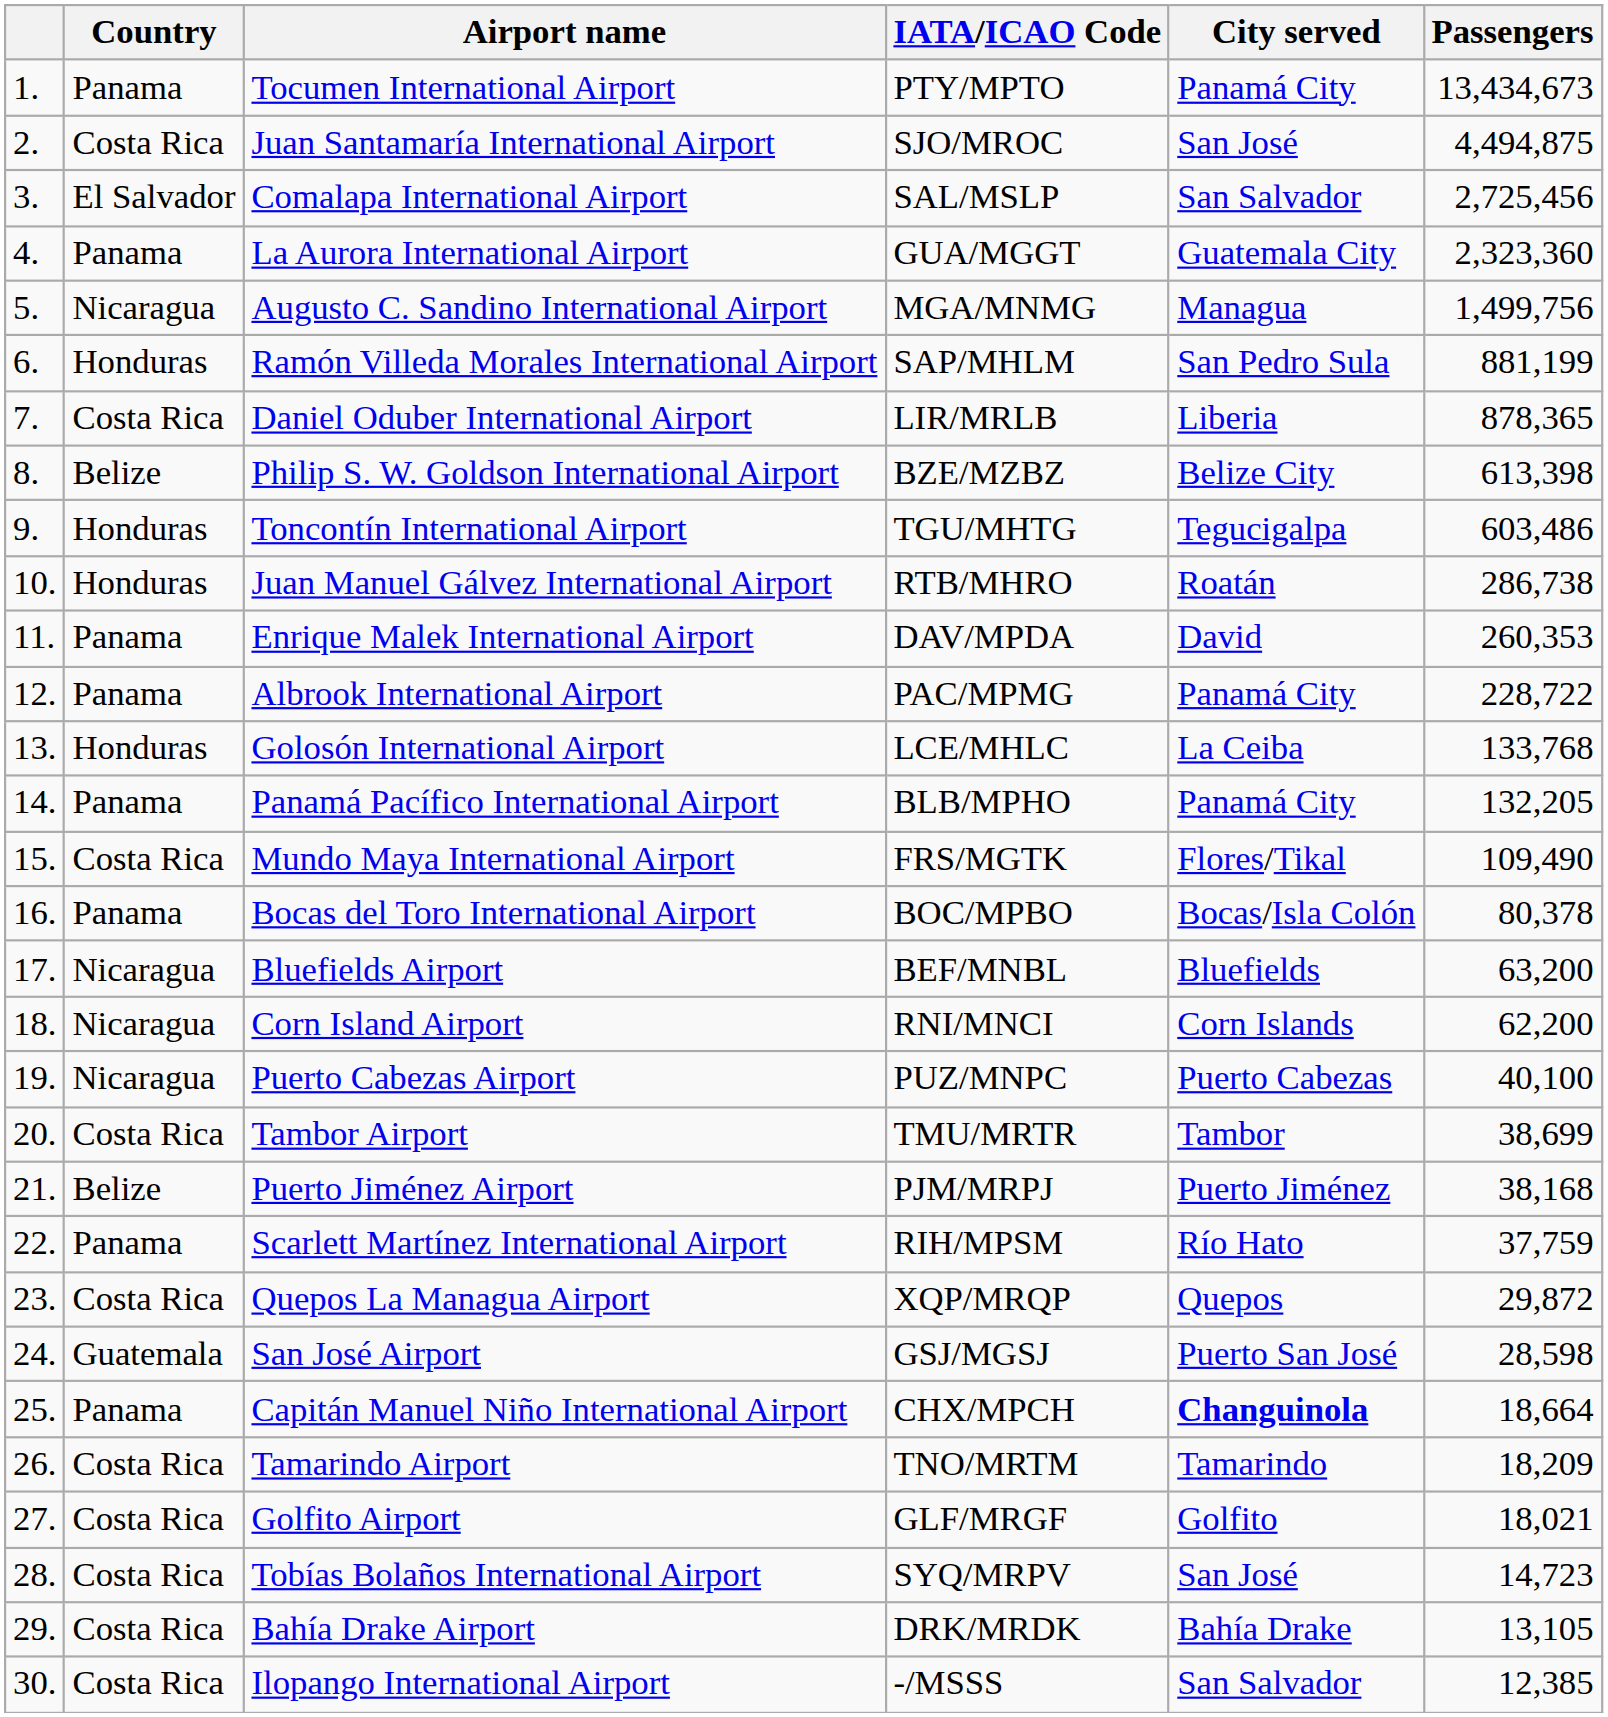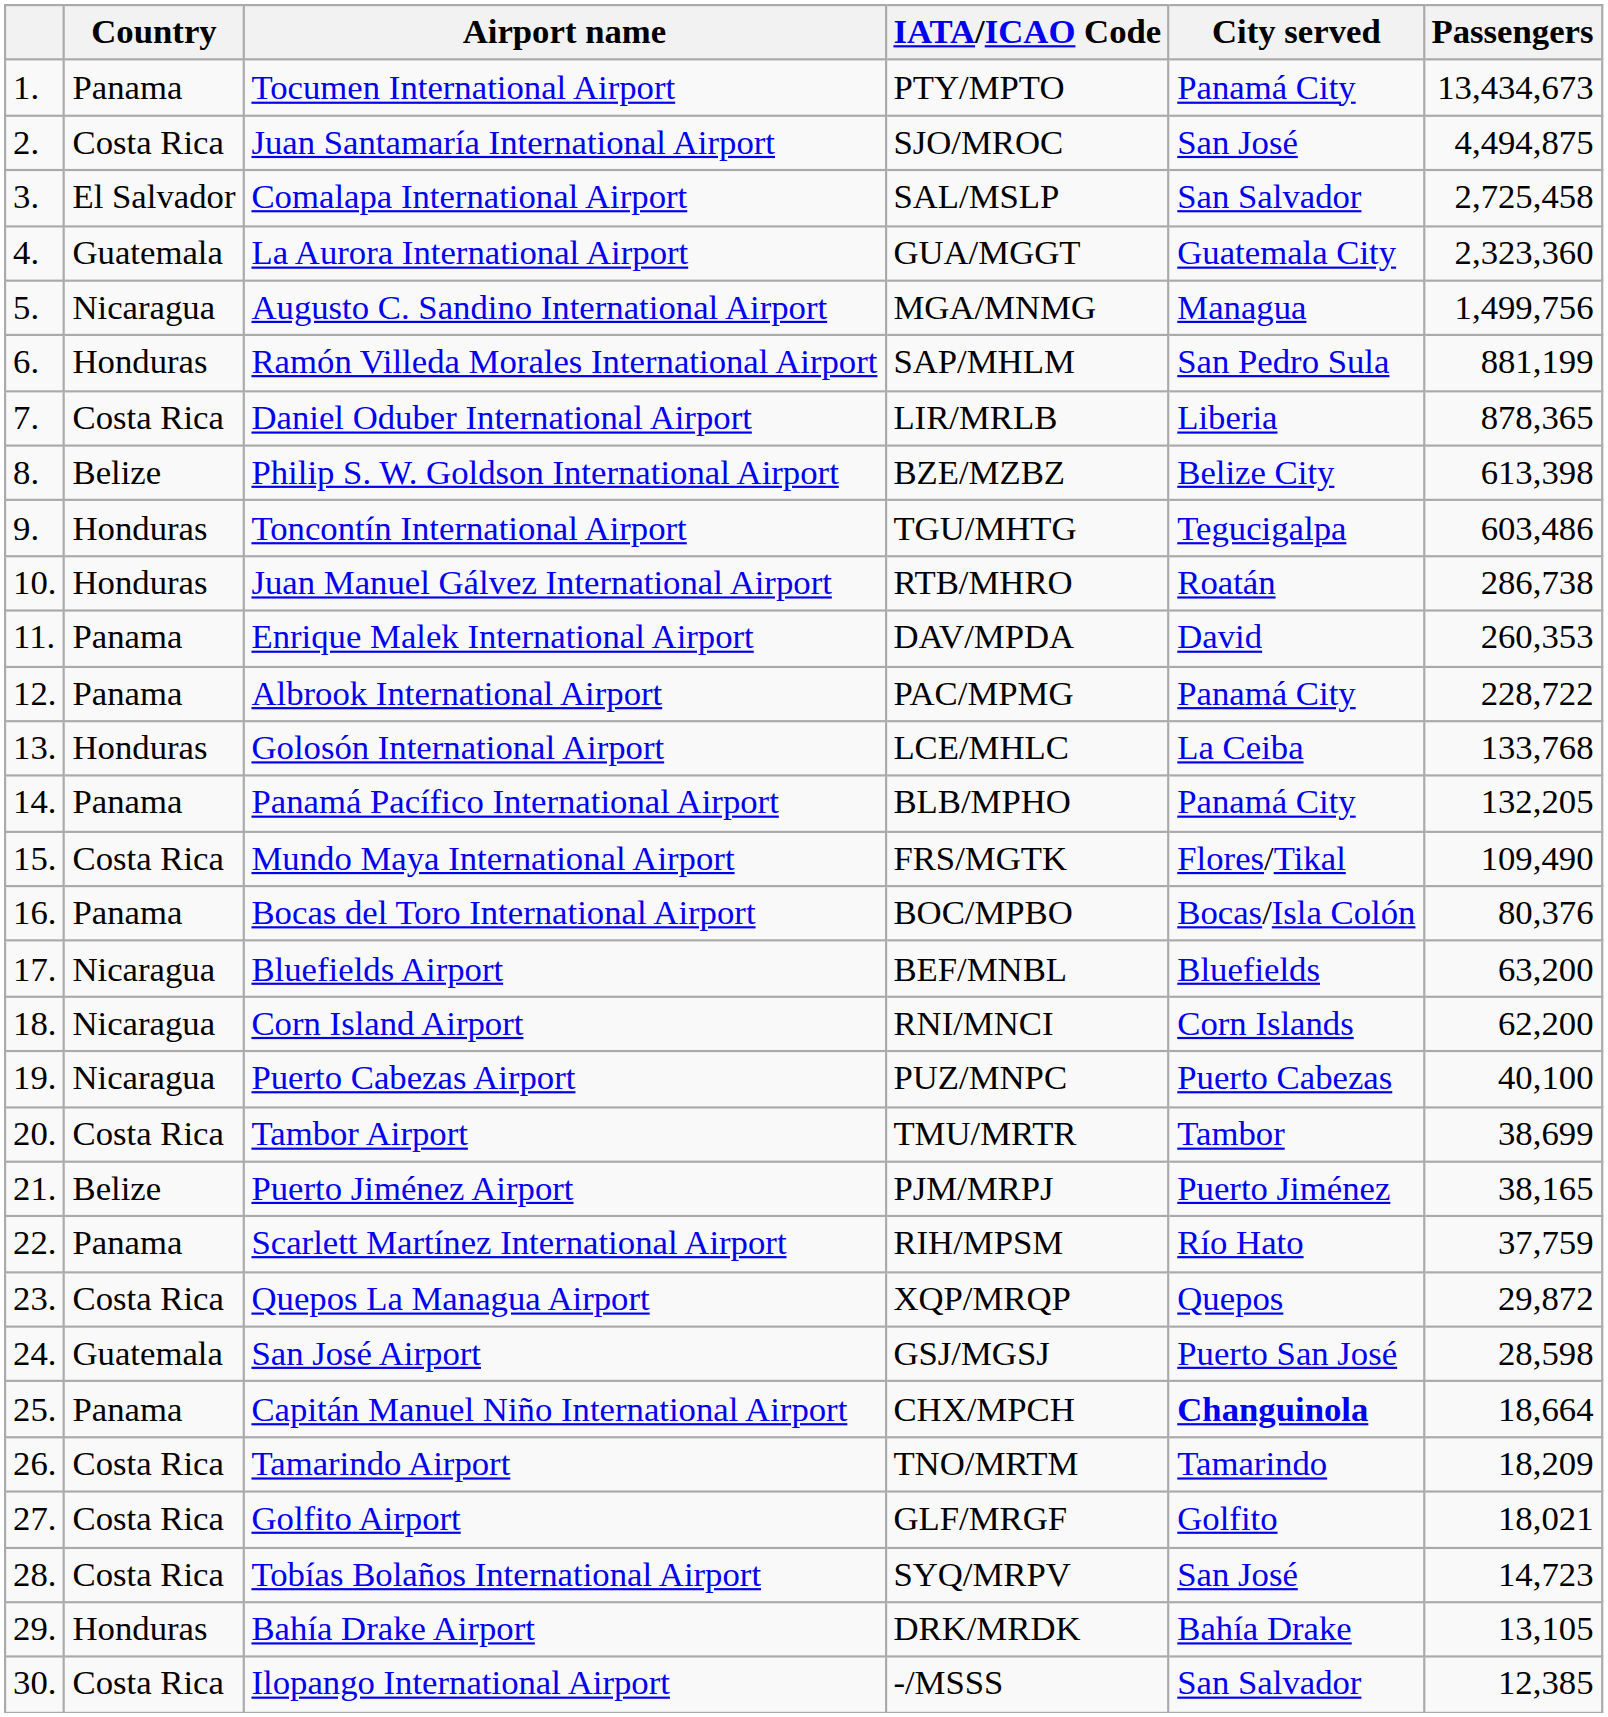(1524, 197) 2,725,456 -> (1524, 197) 2,725,458
(127, 252) Panama -> (148, 252) Guatemala
(1546, 913) 80,378 -> (1546, 913) 80,376
(1546, 1188) 38,168 -> (1546, 1188) 38,165
(148, 1628) Costa Rica -> (140, 1628) Honduras
